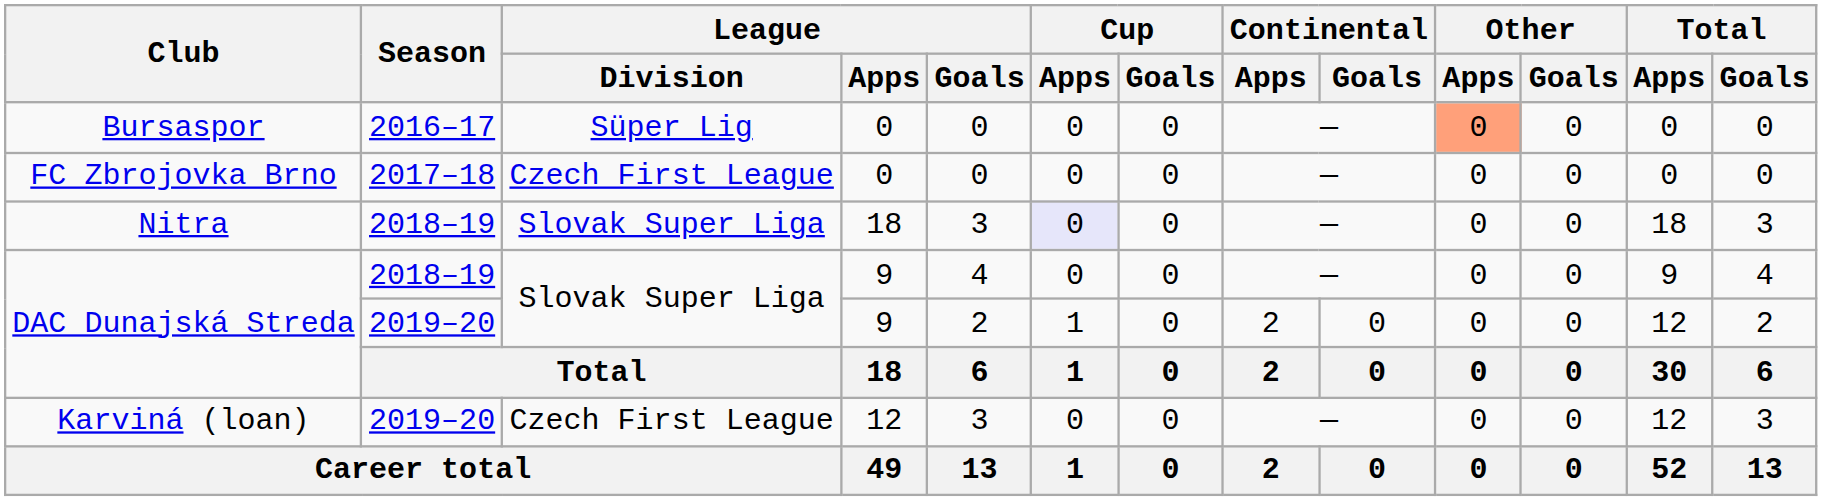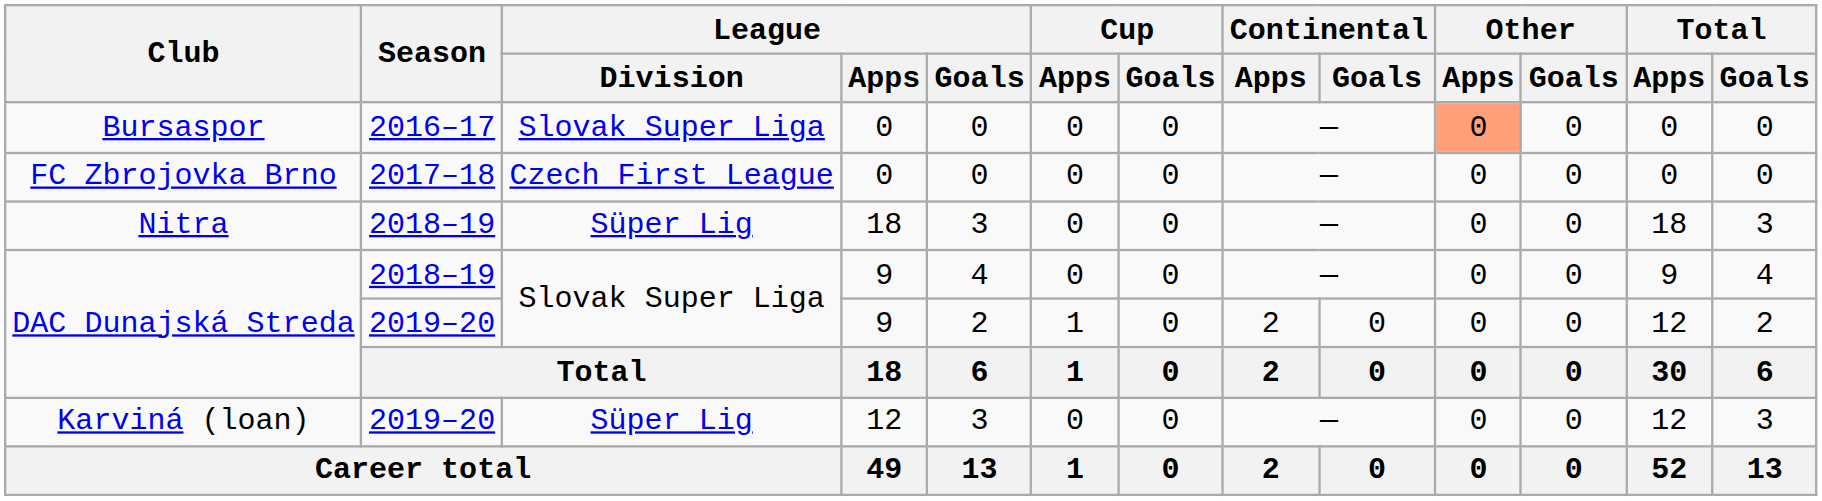(672, 128) Süper Lig -> (672, 128) Slovak Super Liga
(672, 225) Slovak Super Liga -> (672, 225) Süper Lig
(1075, 225) lavender background -> (1075, 225) no background
(672, 421) Czech First League -> (672, 421) Süper Lig
